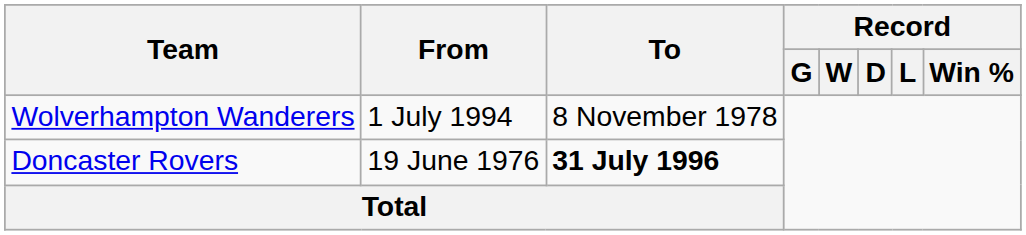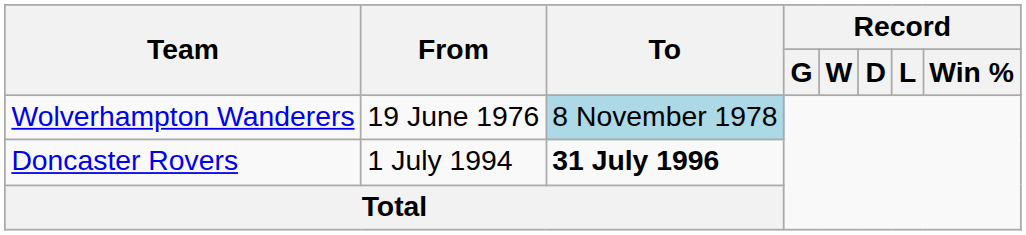(440, 116) 1 July 1994 -> (453, 116) 19 June 1976
(665, 116) no background -> (665, 116) lightblue background
(453, 161) 19 June 1976 -> (440, 161) 1 July 1994
